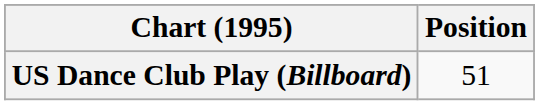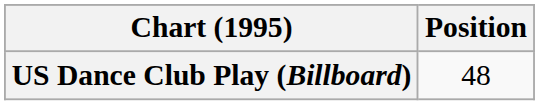(476, 74) 51 -> (476, 74) 48
